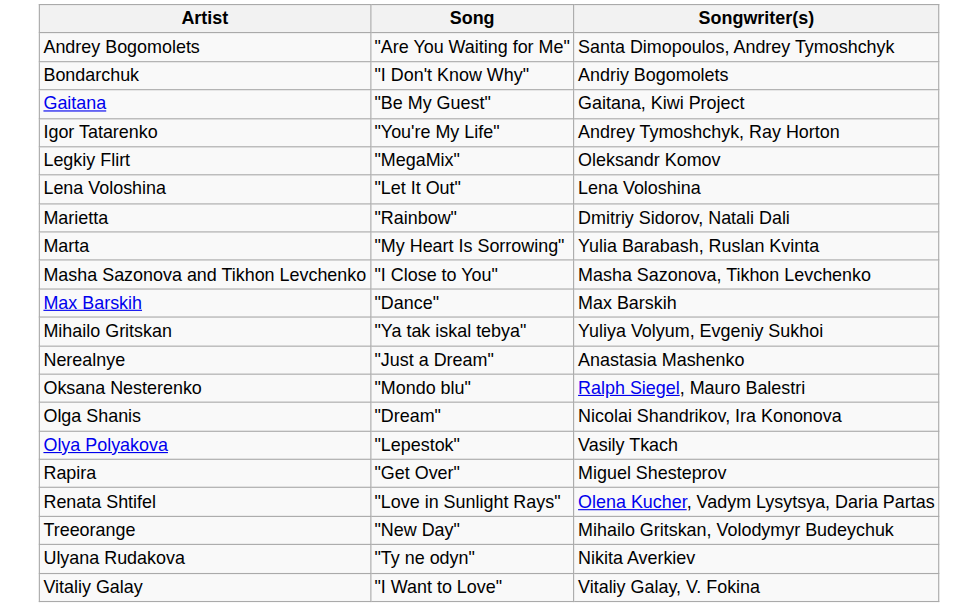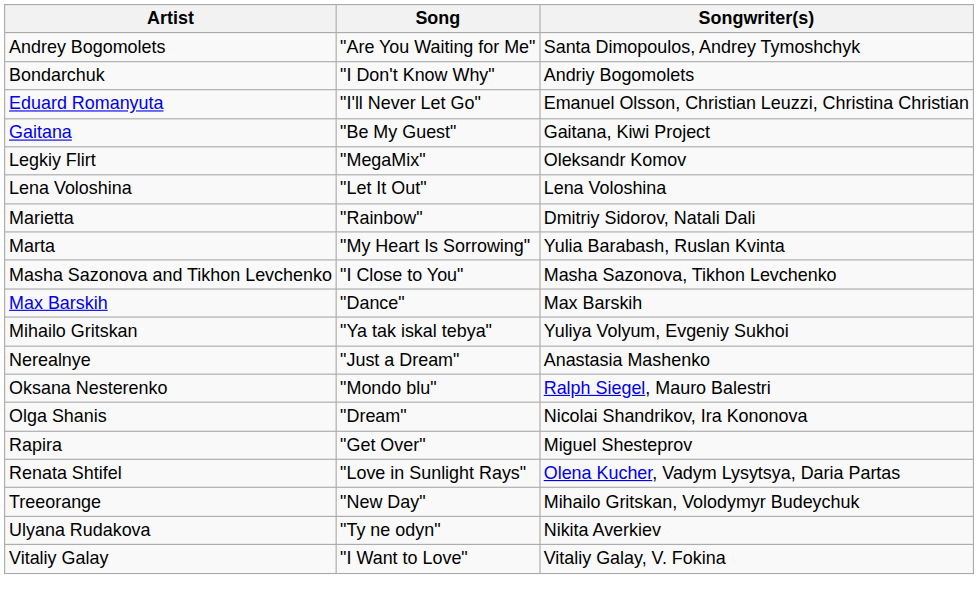+ row: (86, 103)
- row: (101, 132)
- row: (106, 445)
